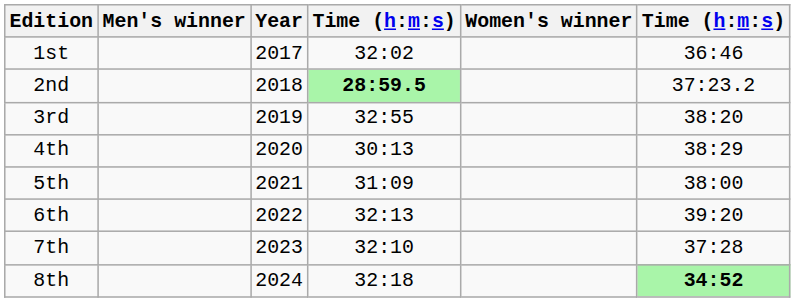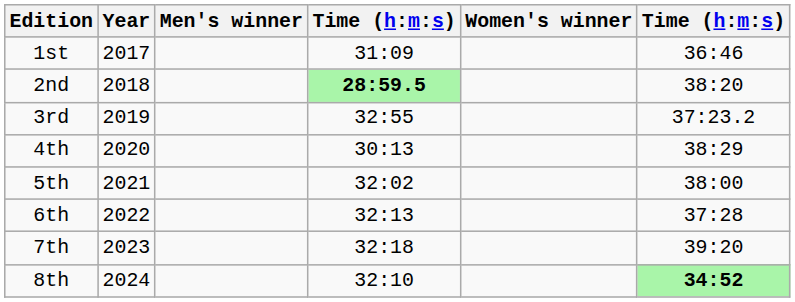columns swapped: (279, 21) <-> (174, 21)
(384, 53) 32:02 -> (384, 53) 31:09
(714, 86) 37:23.2 -> (714, 86) 38:20
(714, 118) 38:20 -> (714, 118) 37:23.2
(384, 183) 31:09 -> (384, 183) 32:02
(714, 215) 39:20 -> (714, 215) 37:28
(384, 248) 32:10 -> (384, 248) 32:18
(714, 248) 37:28 -> (714, 248) 39:20
(384, 280) 32:18 -> (384, 280) 32:10
